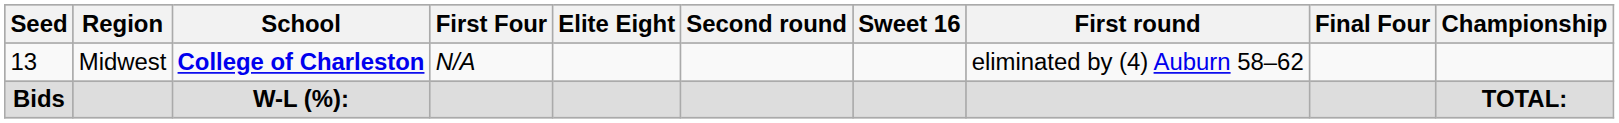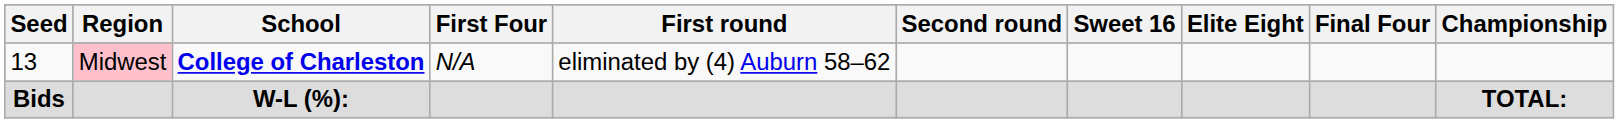columns swapped: (1138, 24) <-> (617, 24)
(123, 62) no background -> (123, 62) pink background
